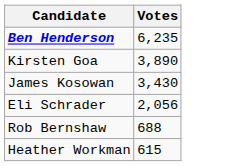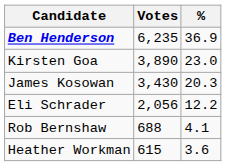+ column: (201, 16)
